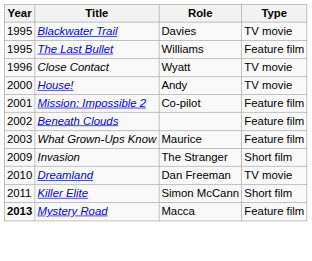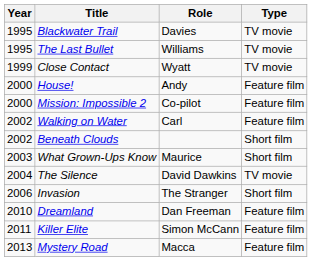(274, 49) Feature film -> (268, 49) TV movie
(20, 67) 1996 -> (20, 67) 1999
(268, 85) TV movie -> (274, 85) Feature film
(20, 103) 2001 -> (20, 103) 2000
+ row: (82, 121)
(274, 121) Feature film -> (268, 139) Short film
(274, 139) Feature film -> (268, 157) Short film
+ row: (67, 175)
(20, 157) 2009 -> (20, 193) 2006
(268, 175) TV movie -> (274, 211) Feature film
(268, 193) Short film -> (274, 229) Feature film
(20, 211) bold -> (20, 247) normal
